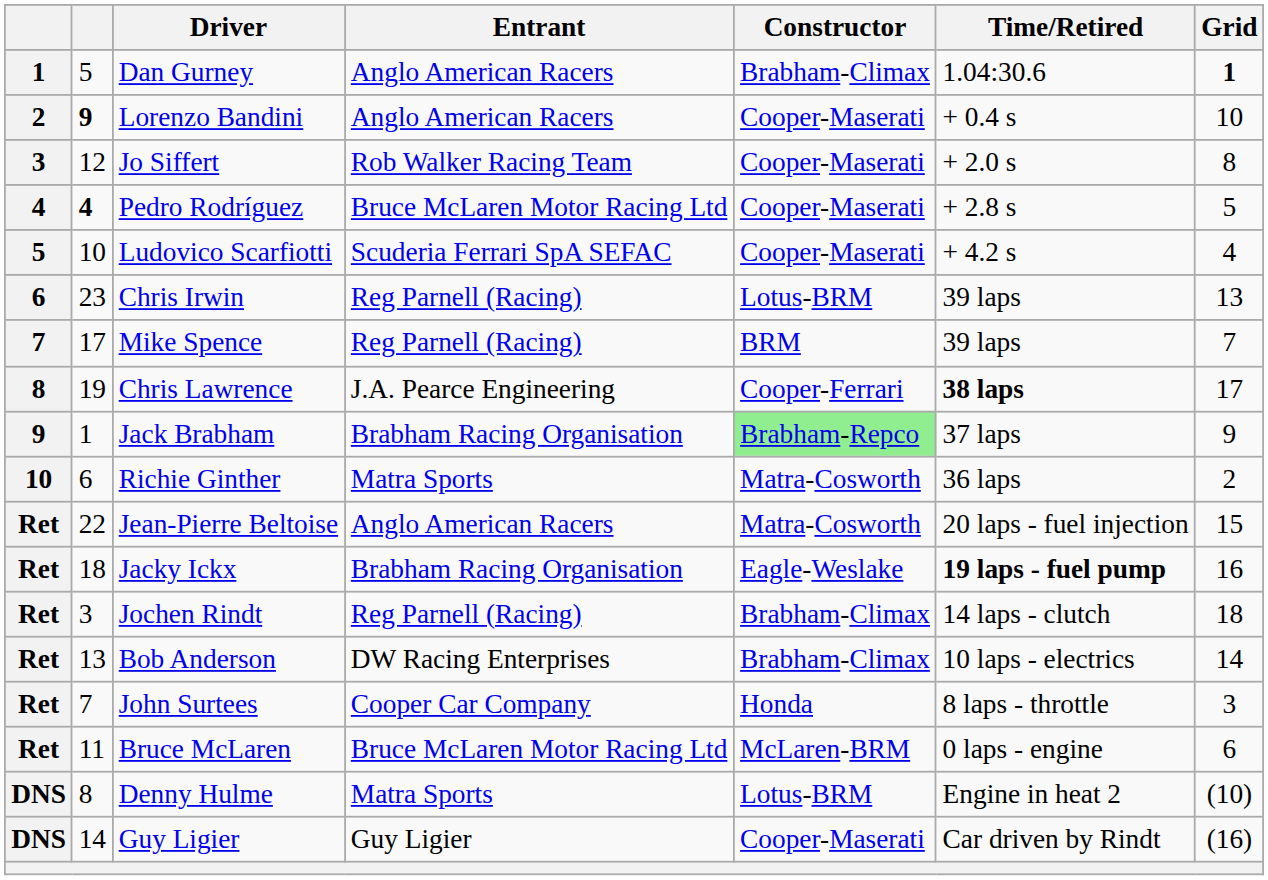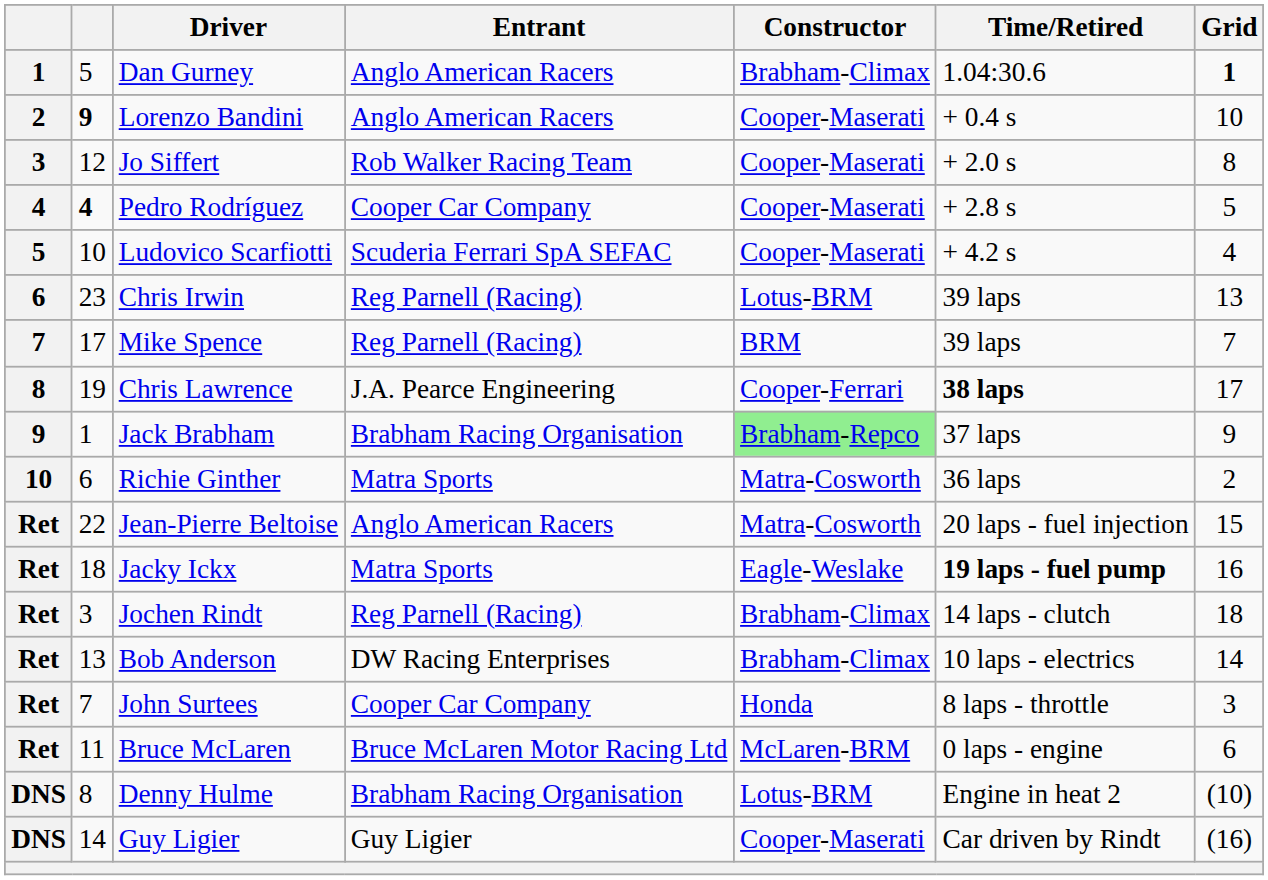(539, 207) Bruce McLaren Motor Racing Ltd -> (471, 207) Cooper Car Company
(517, 568) Brabham Racing Organisation -> (422, 568) Matra Sports
(422, 794) Matra Sports -> (517, 794) Brabham Racing Organisation
